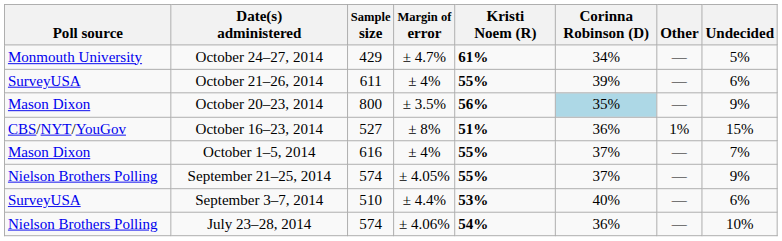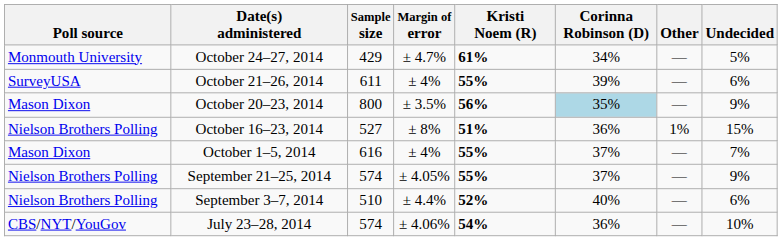(67, 128) CBS/NYT/YouGov -> (83, 128) Nielson Brothers Polling
(44, 200) SurveyUSA -> (83, 200) Nielson Brothers Polling
(473, 200) 53% -> (473, 200) 52%
(83, 224) Nielson Brothers Polling -> (67, 224) CBS/NYT/YouGov
